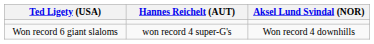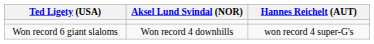columns swapped: (309, 12) <-> (187, 12)
